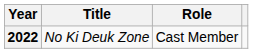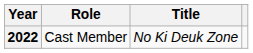columns swapped: (97, 15) <-> (197, 15)
